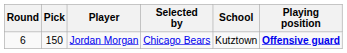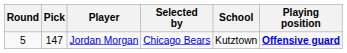(23, 40) 6 -> (23, 40) 5
(54, 40) 150 -> (54, 40) 147
